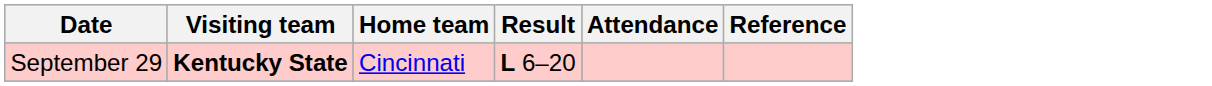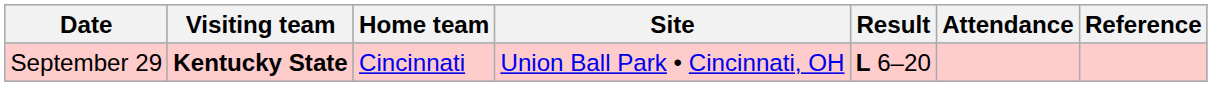+ column: (672, 24)
